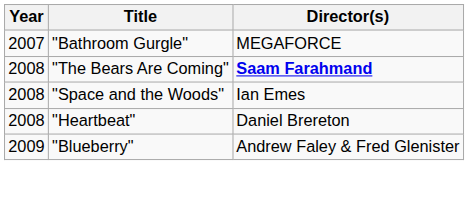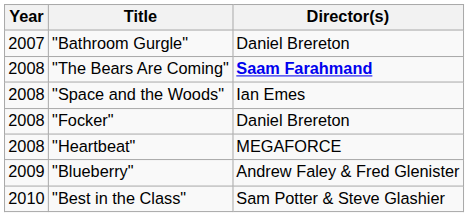(289, 43) MEGAFORCE -> (293, 43) Daniel Brereton
+ row: (83, 120)
(293, 120) Daniel Brereton -> (289, 146) MEGAFORCE
+ row: (119, 198)
